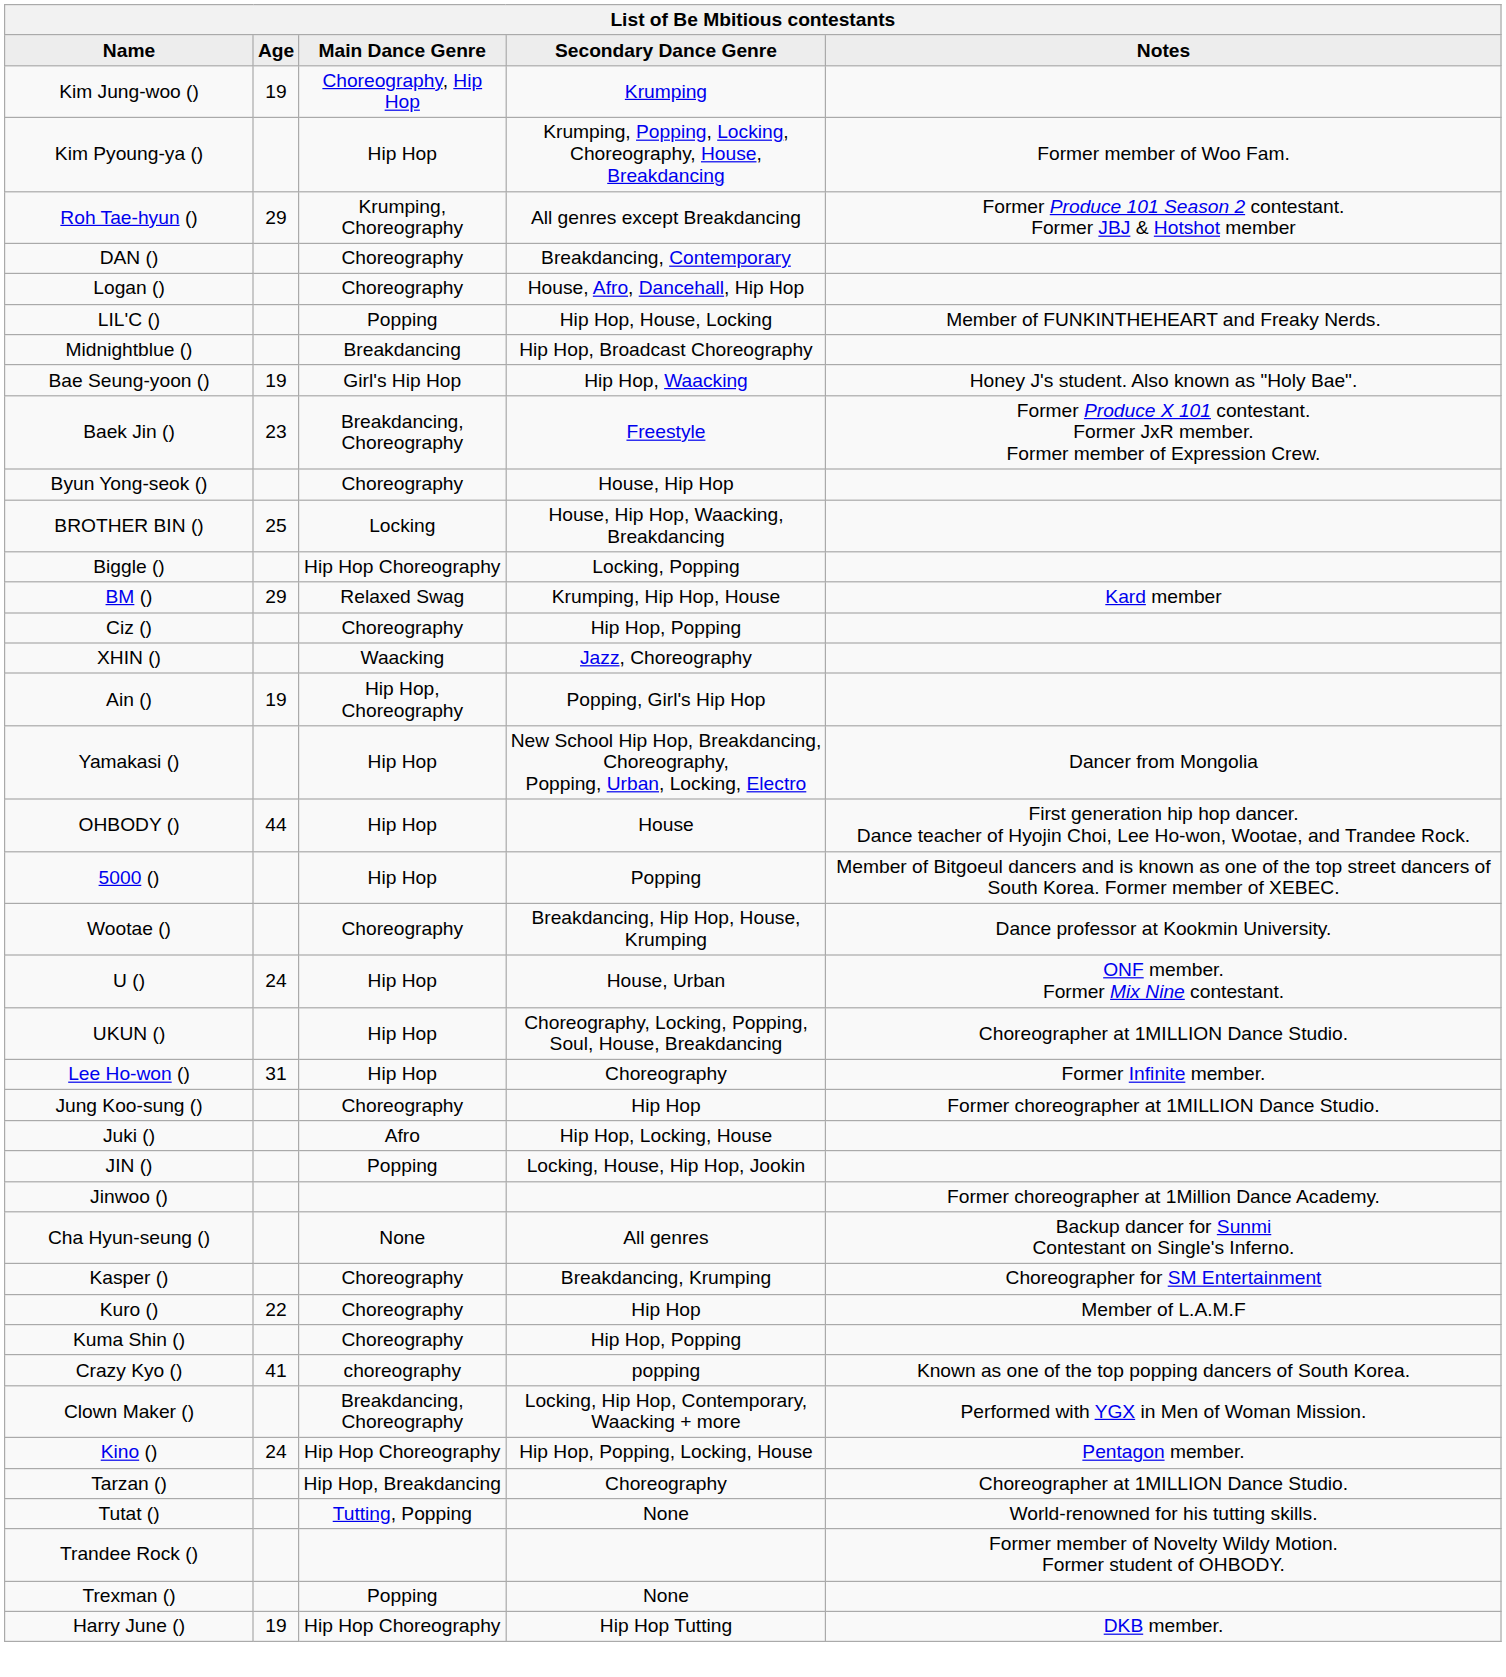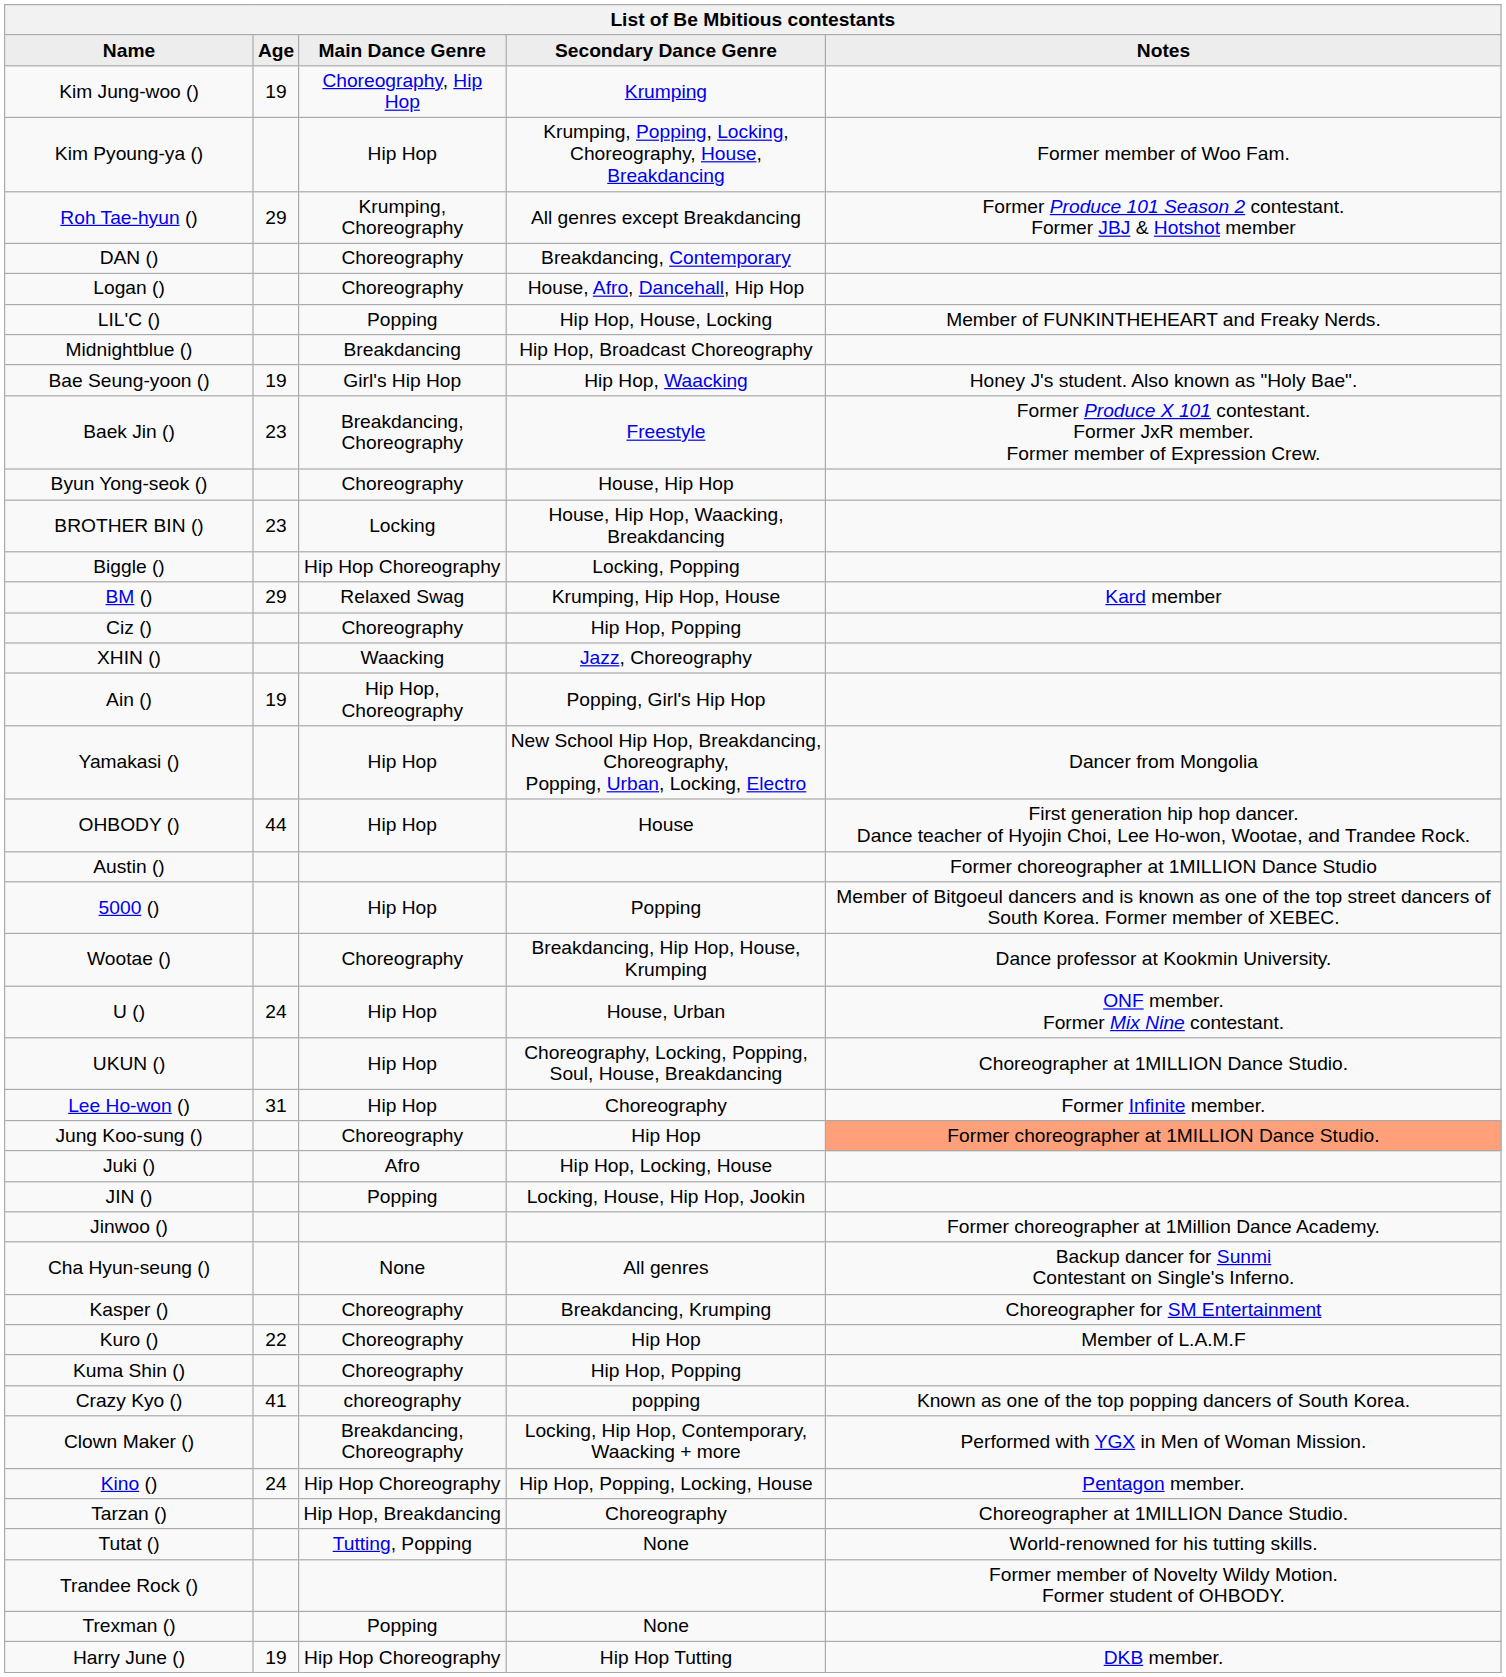(276, 525) 25 -> (276, 525) 23
+ row: (129, 866)
(1163, 1104) no background -> (1163, 1135) lightsalmon background
